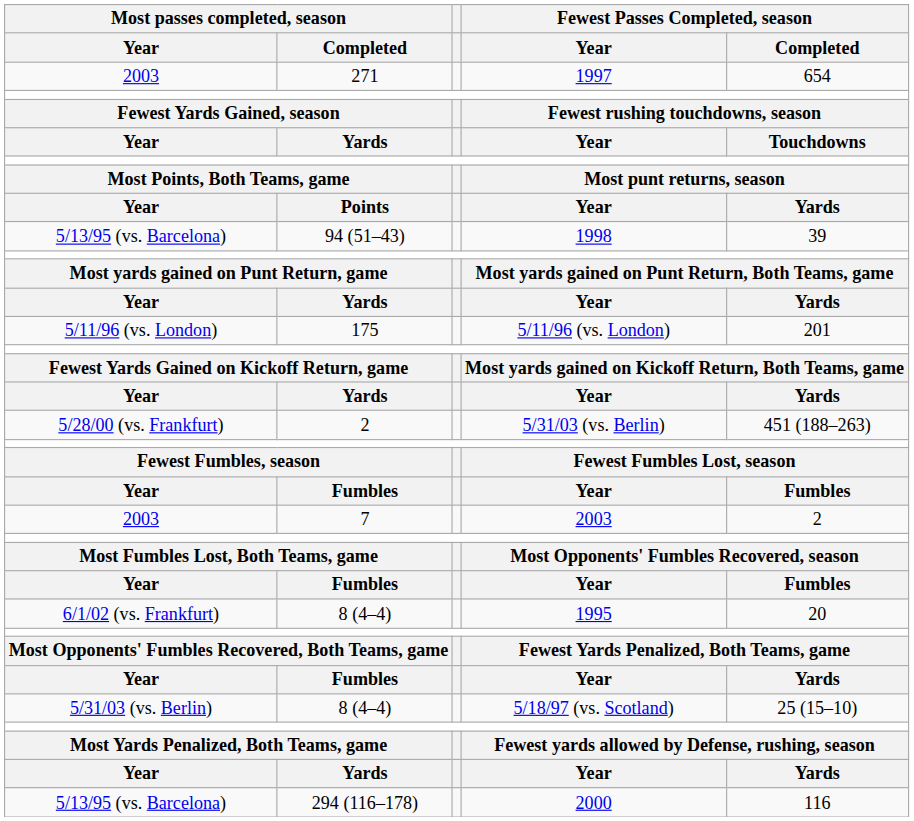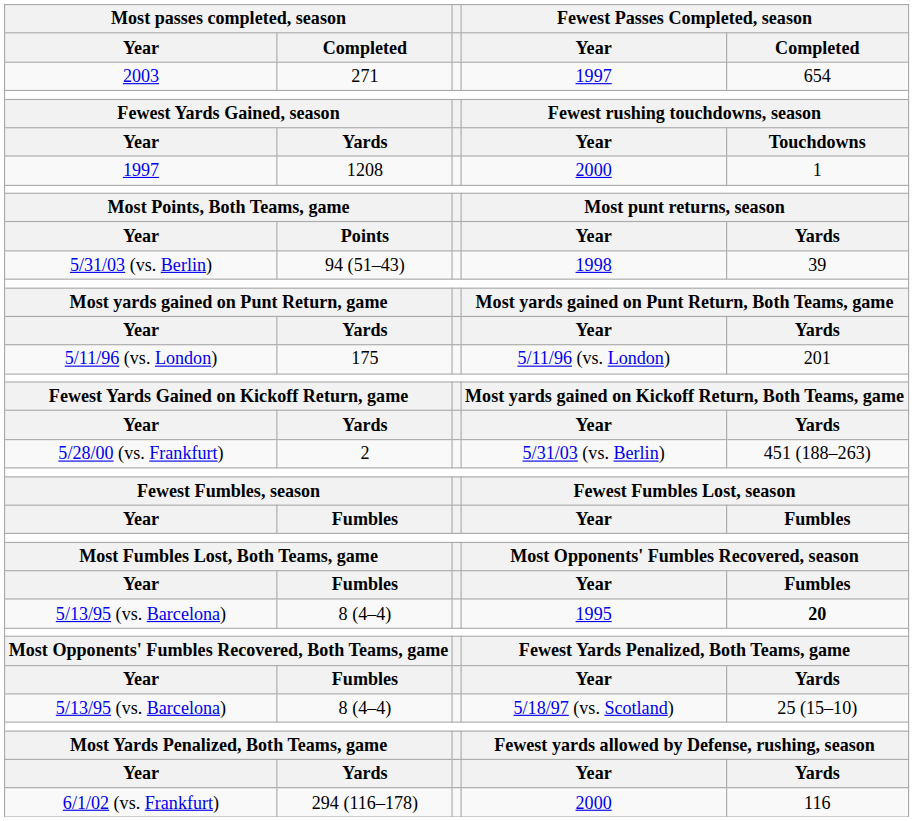+ row: (365, 170)
(141, 236) 5/13/95 (vs. Barcelona) -> (141, 264) 5/31/03 (vs. Berlin)
- row: (365, 519)
(141, 613) 6/1/02 (vs. Frankfurt) -> (141, 613) 5/13/95 (vs. Barcelona)
(817, 613) normal -> (817, 613) bold
(141, 707) 5/31/03 (vs. Berlin) -> (141, 707) 5/13/95 (vs. Barcelona)
(141, 802) 5/13/95 (vs. Barcelona) -> (141, 802) 6/1/02 (vs. Frankfurt)
